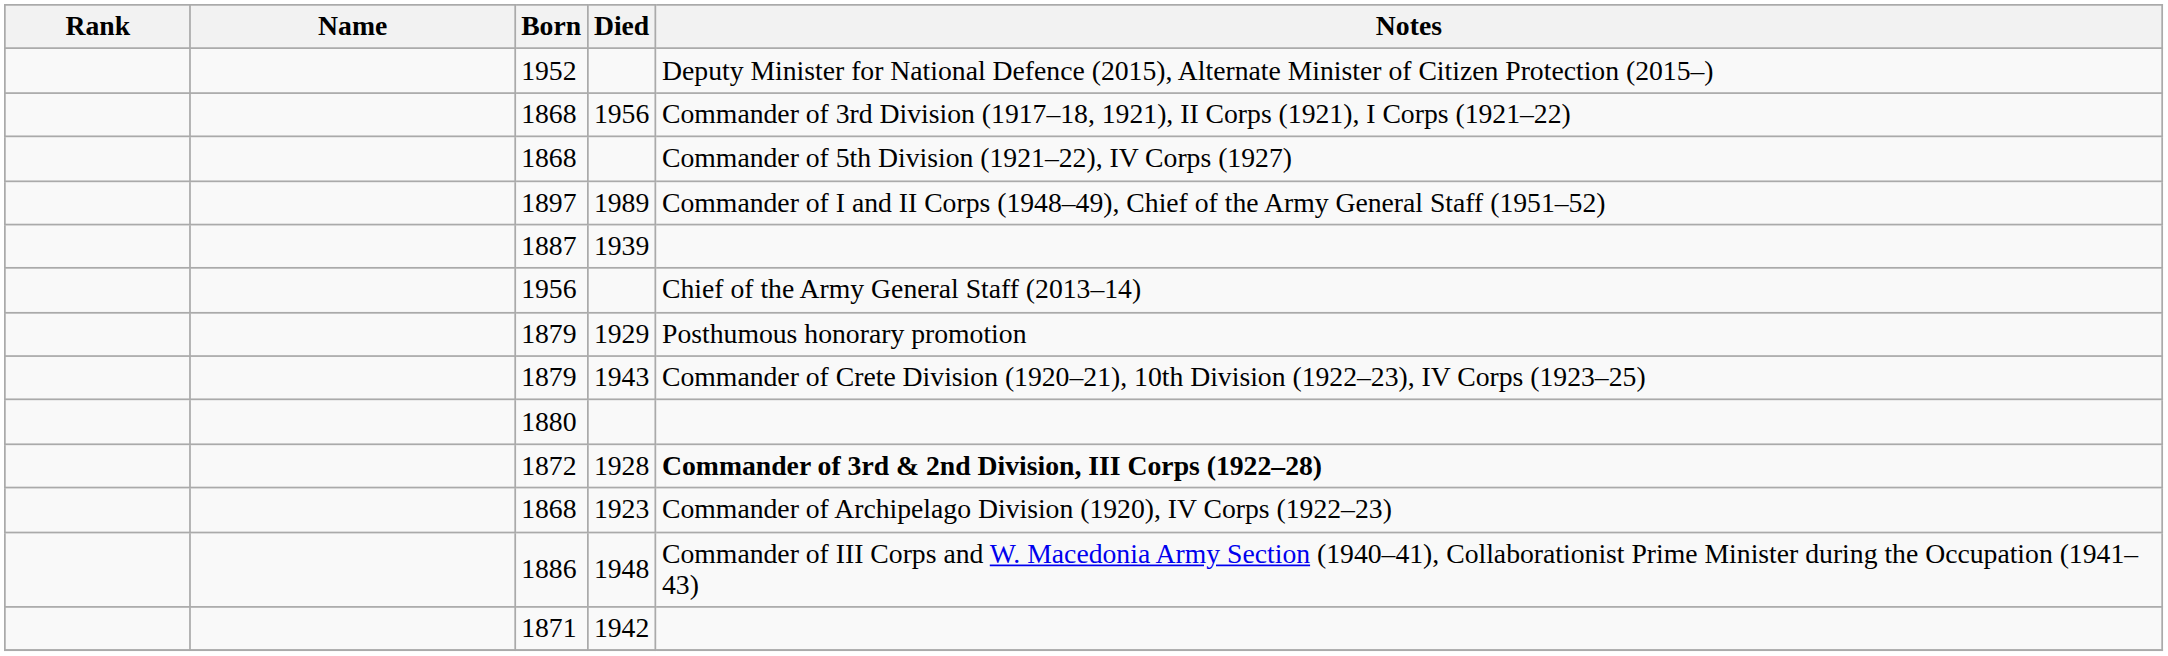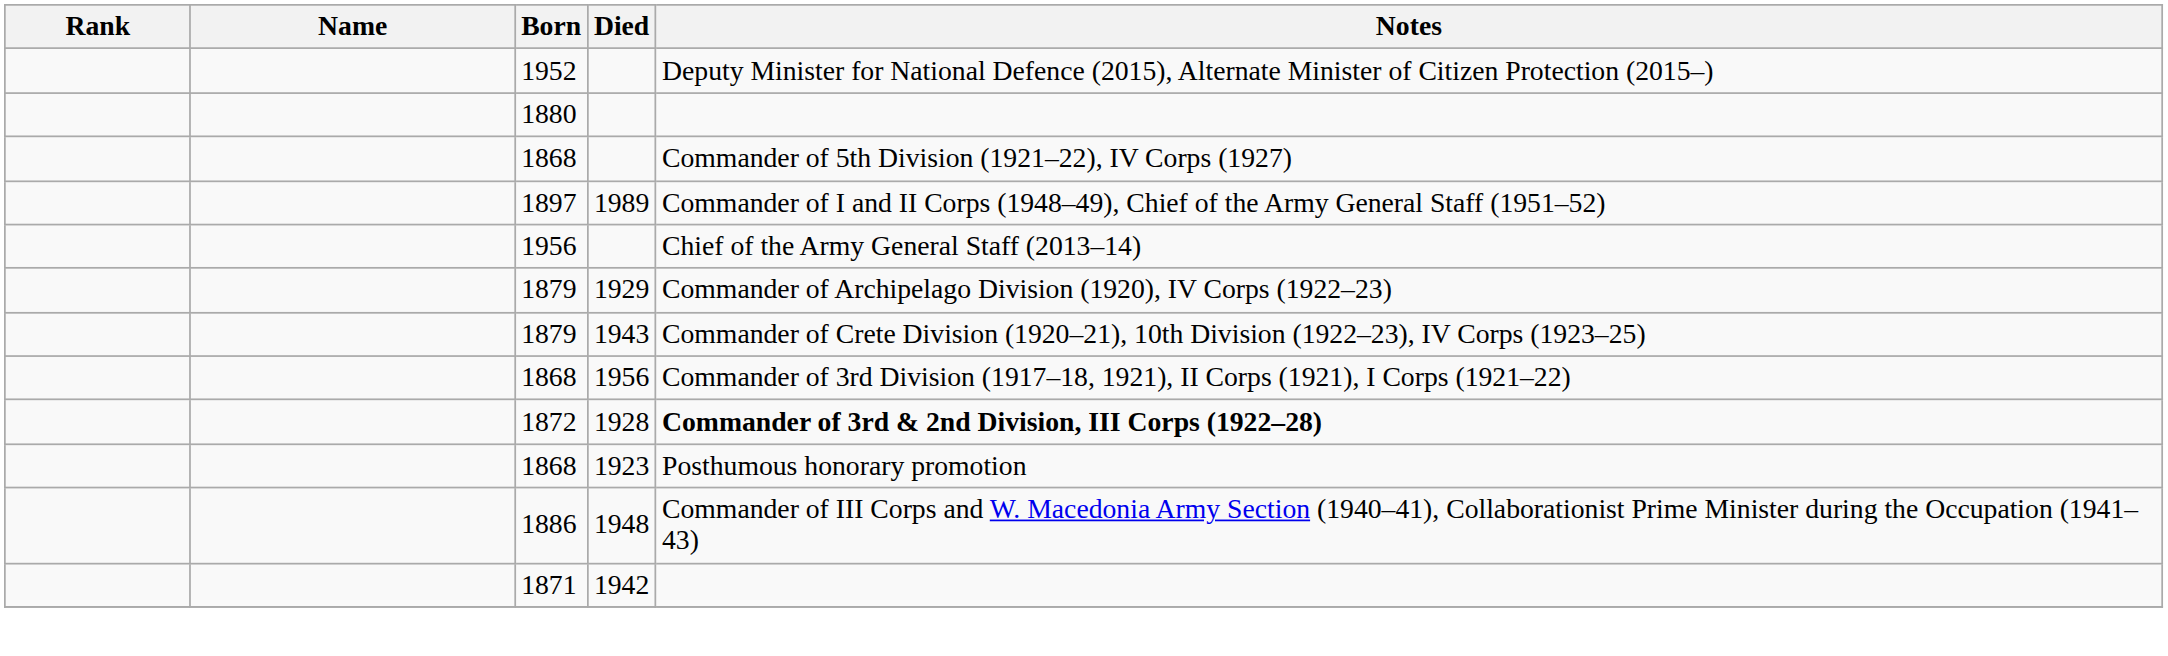rows swapped: (549, 114) <-> (549, 421)
- row: (549, 245)
(844, 333) Posthumous honorary promotion -> (1027, 289) Commander of Archipelago Division (1920), IV Corps (1922–23)
(1027, 509) Commander of Archipelago Division (1920), IV Corps (1922–23) -> (844, 465) Posthumous honorary promotion
